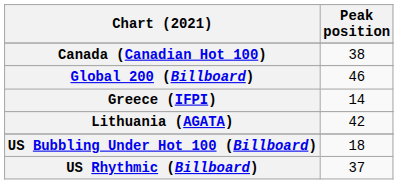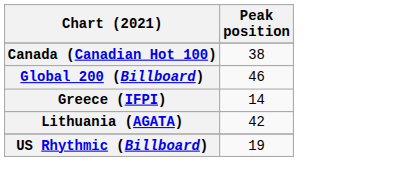- row: (162, 145)
(357, 168) 37 -> (257, 145) 19
